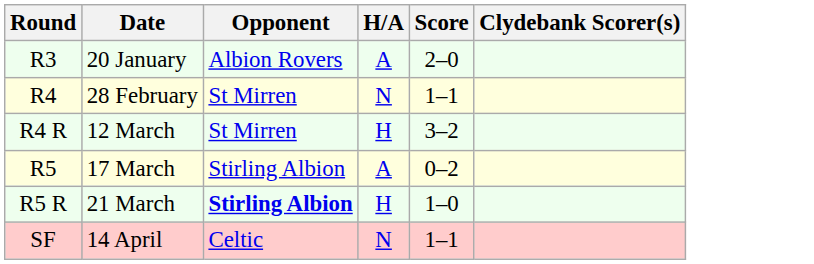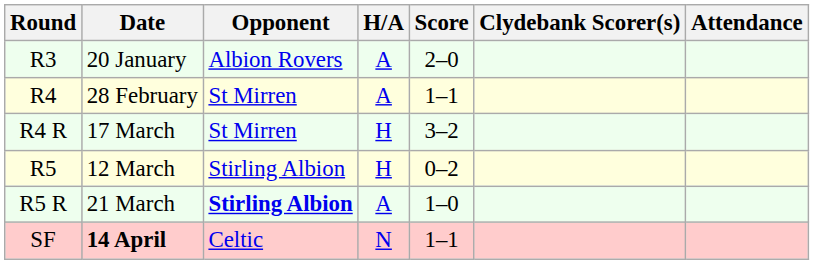+ column: (747, 22)
(384, 95) N -> (384, 95) A
(131, 131) 12 March -> (131, 131) 17 March
(131, 167) 17 March -> (131, 167) 12 March
(384, 167) A -> (384, 167) H
(384, 204) H -> (384, 204) A
(124, 240) normal -> (126, 240) bold
